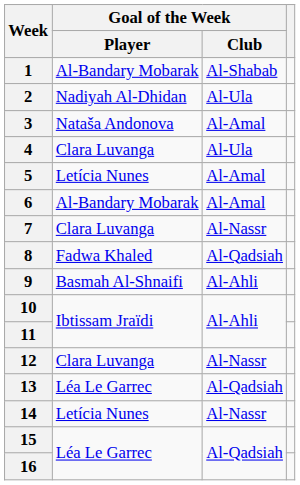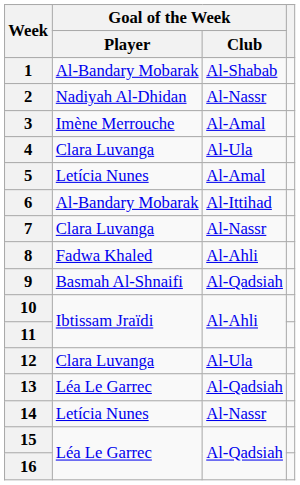(229, 96) Al-Ula -> (236, 96) Al-Nassr
(115, 123) Nataša Andonova -> (115, 123) Imène Merrouche
(236, 202) Al-Amal -> (239, 202) Al-Ittihad
(245, 255) Al-Qadsiah -> (232, 255) Al-Ahli
(232, 281) Al-Ahli -> (245, 281) Al-Qadsiah
(236, 360) Al-Nassr -> (229, 360) Al-Ula
